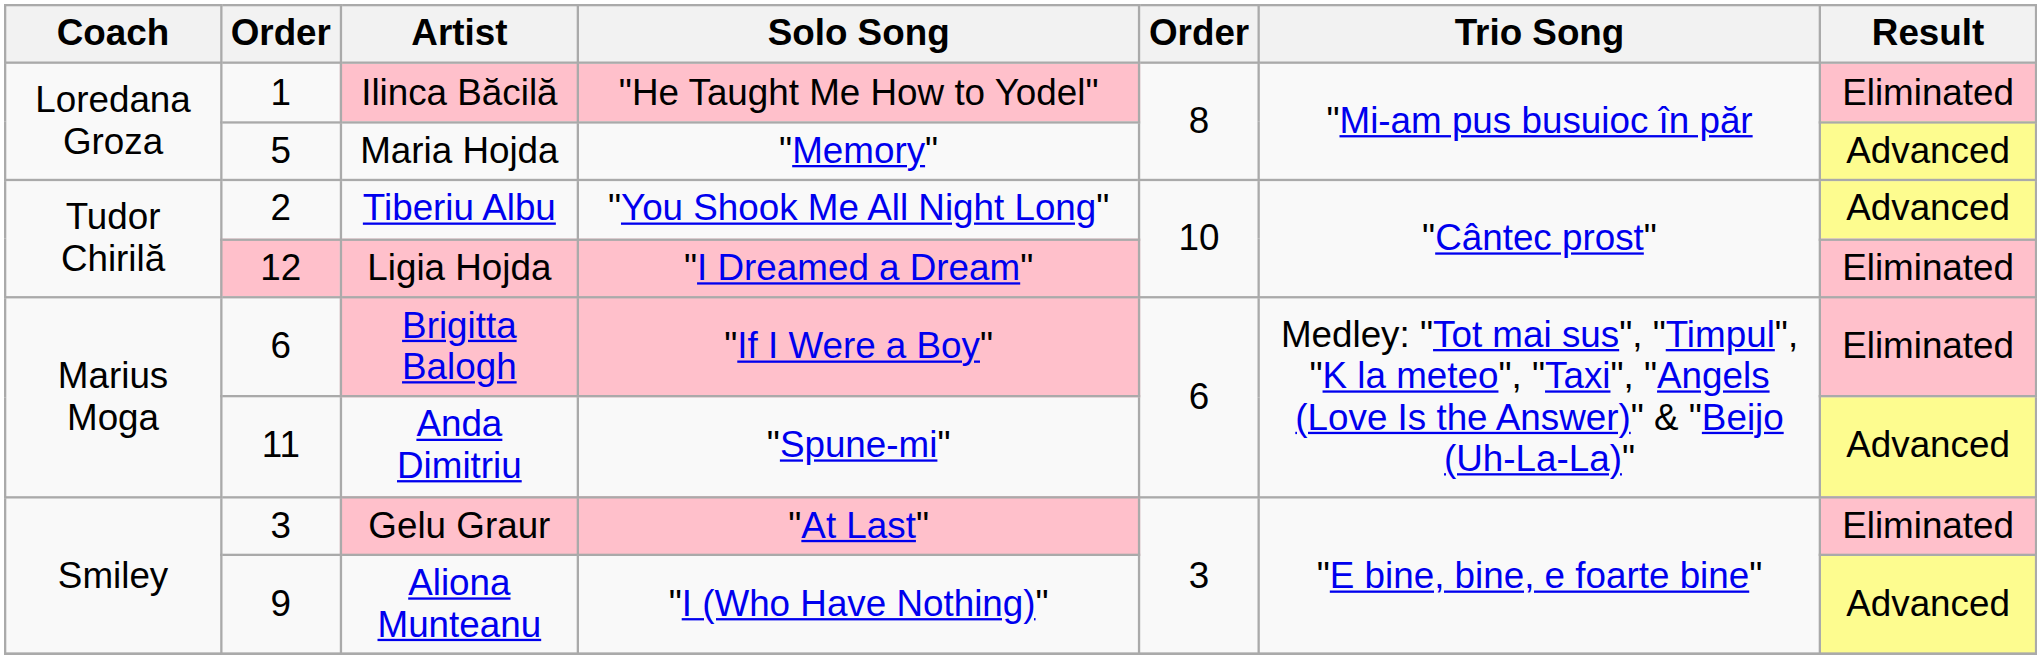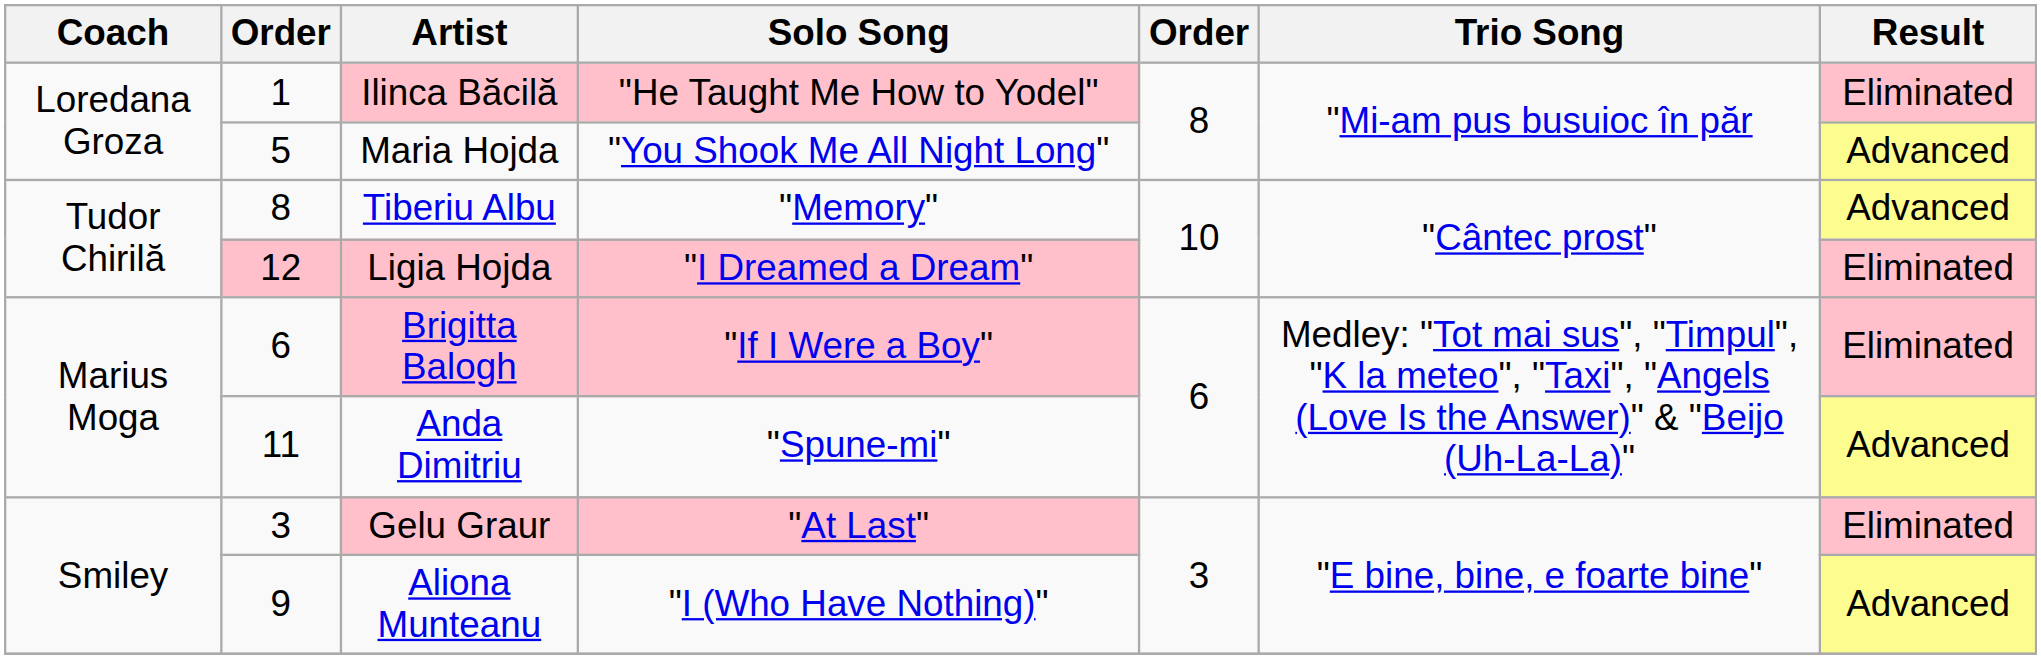(859, 150) "Memory" -> (859, 150) "You Shook Me All Night Long"
(281, 208) 2 -> (281, 208) 8
(859, 208) "You Shook Me All Night Long" -> (859, 208) "Memory"
